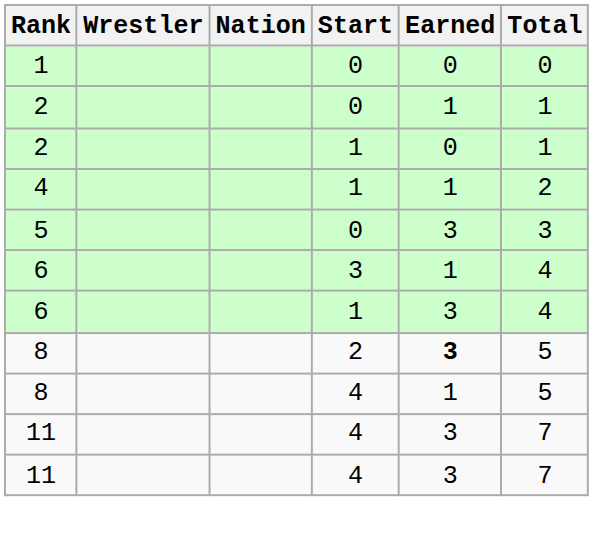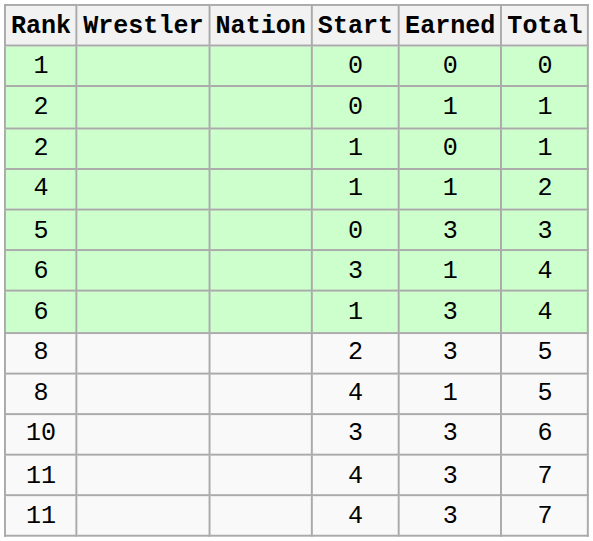(450, 353) bold -> (450, 353) normal
+ row: (41, 434)
